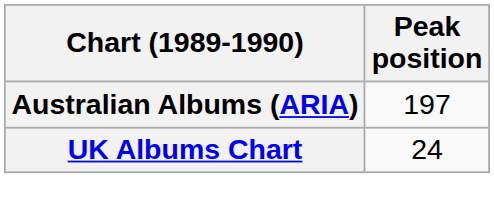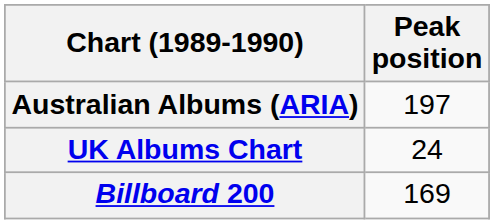+ row: (185, 194)
